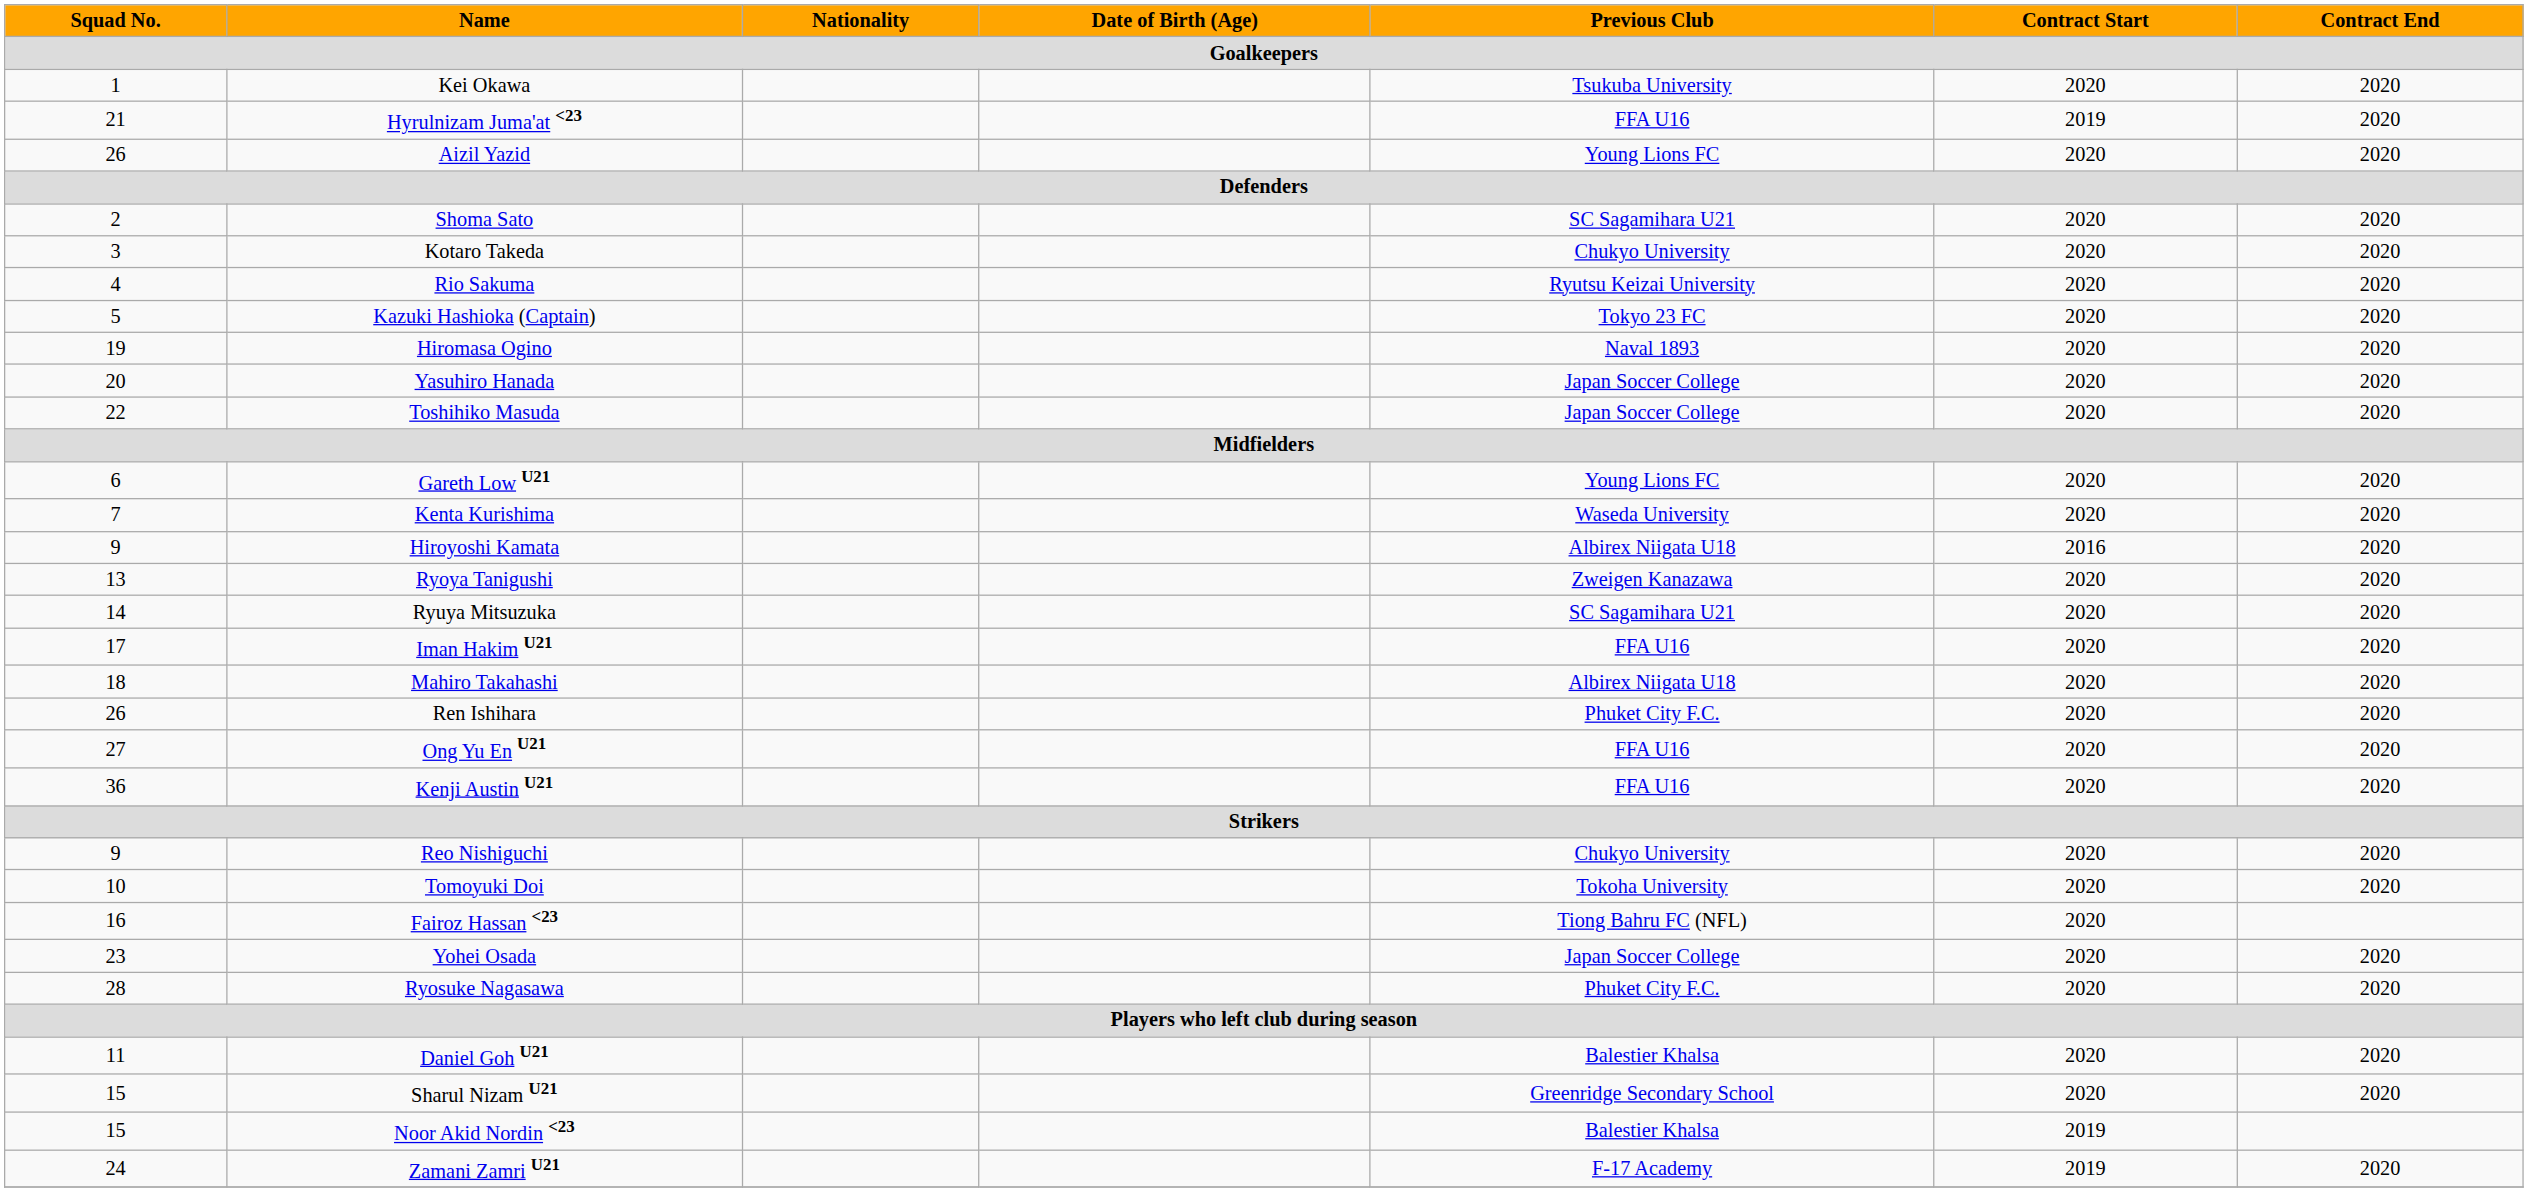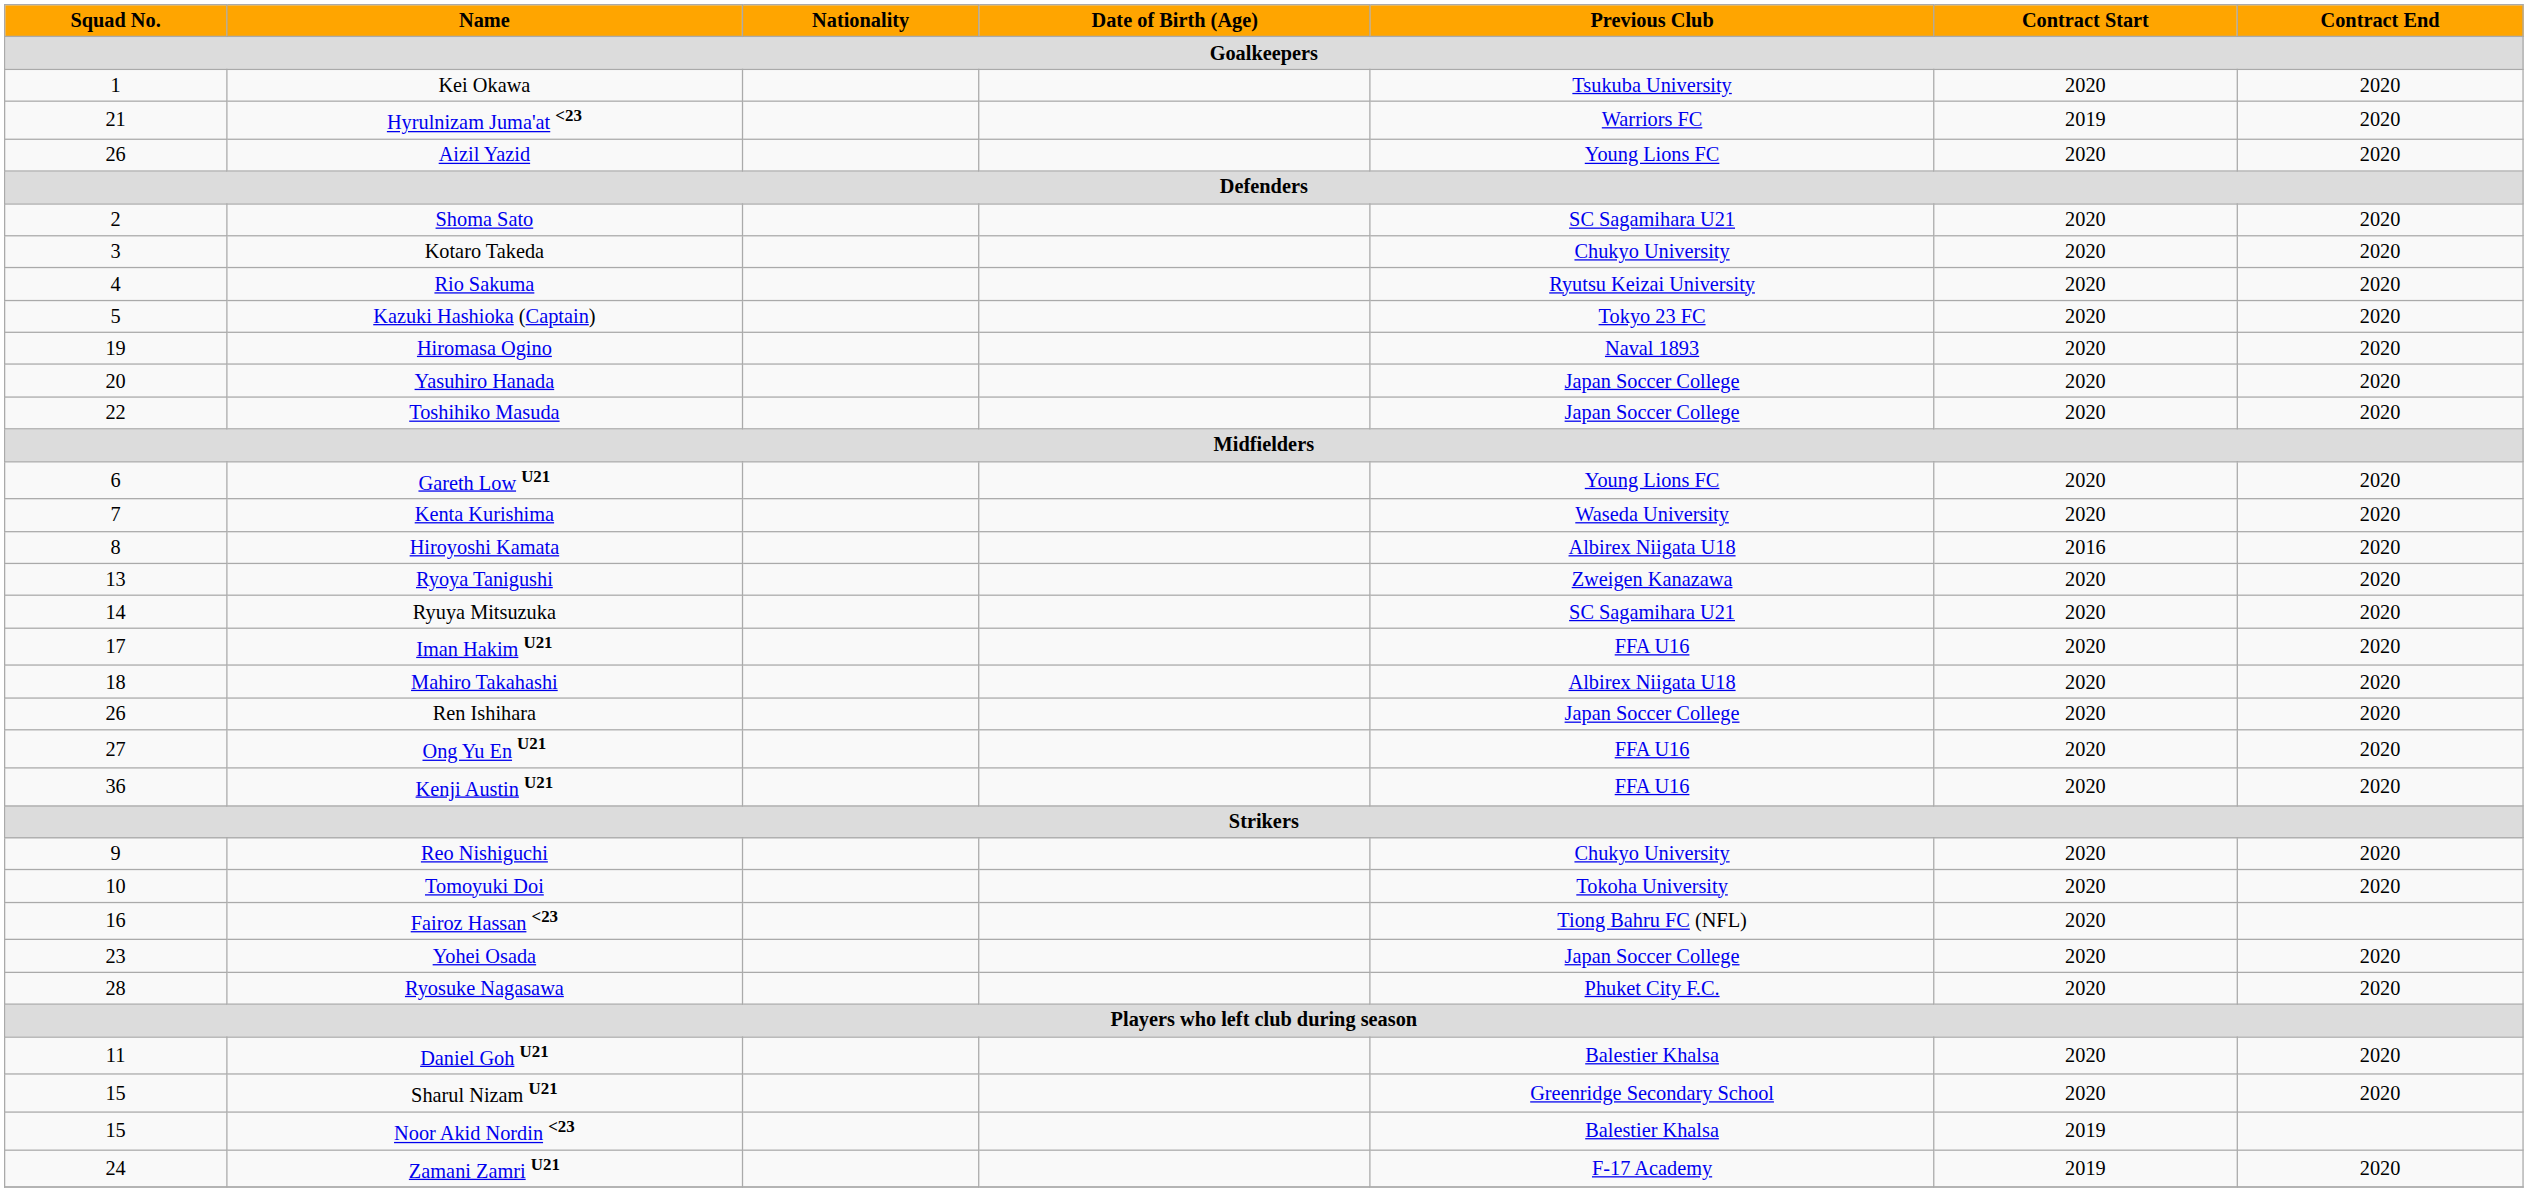(1652, 120) FFA U16 -> (1652, 120) Warriors FC
(116, 547) 9 -> (116, 547) 8
(1652, 713) Phuket City F.C. -> (1652, 713) Japan Soccer College
